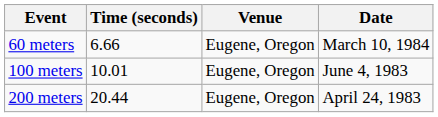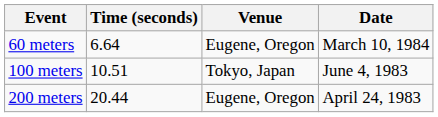(105, 44) 6.66 -> (105, 44) 6.64
(109, 71) 10.01 -> (109, 71) 10.51
(260, 71) Eugene, Oregon -> (250, 71) Tokyo, Japan
